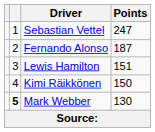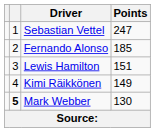(123, 48) 187 -> (123, 48) 185
(123, 83) 150 -> (123, 83) 149
